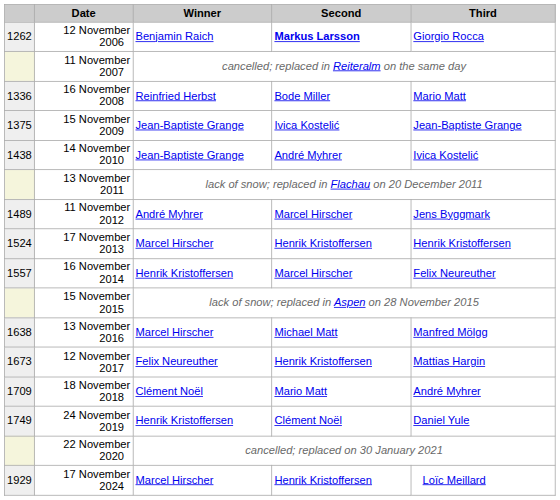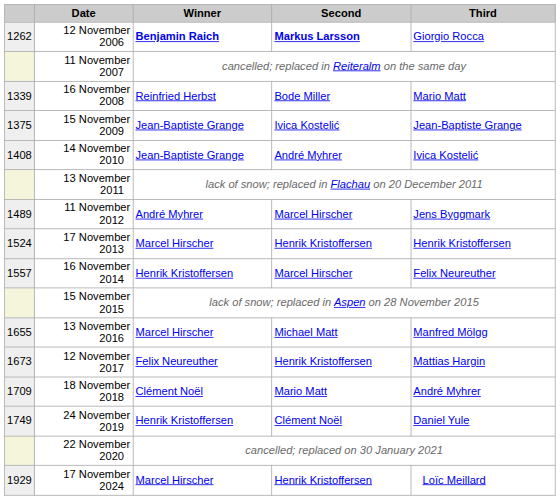(175, 36) normal -> (177, 36) bold
(19, 95) 1336 -> (19, 95) 1339
(19, 155) 1438 -> (19, 155) 1408
(19, 332) 1638 -> (19, 332) 1655
